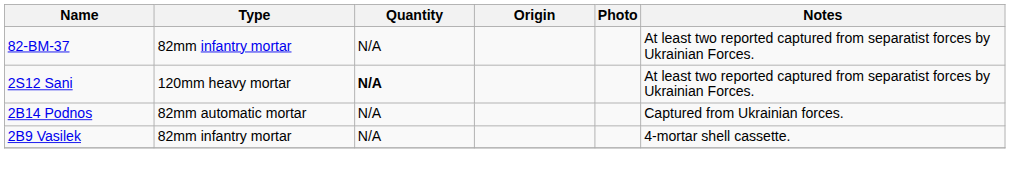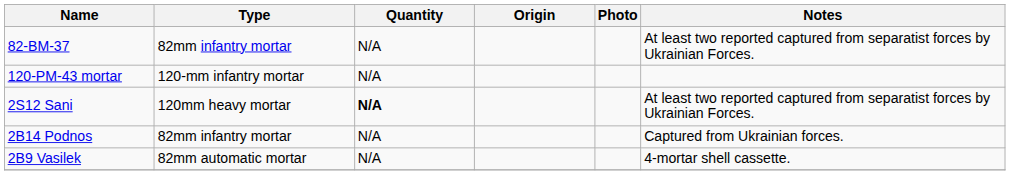+ row: (65, 76)
(232, 114) 82mm automatic mortar -> (225, 136) 82mm infantry mortar
(225, 136) 82mm infantry mortar -> (232, 158) 82mm automatic mortar
